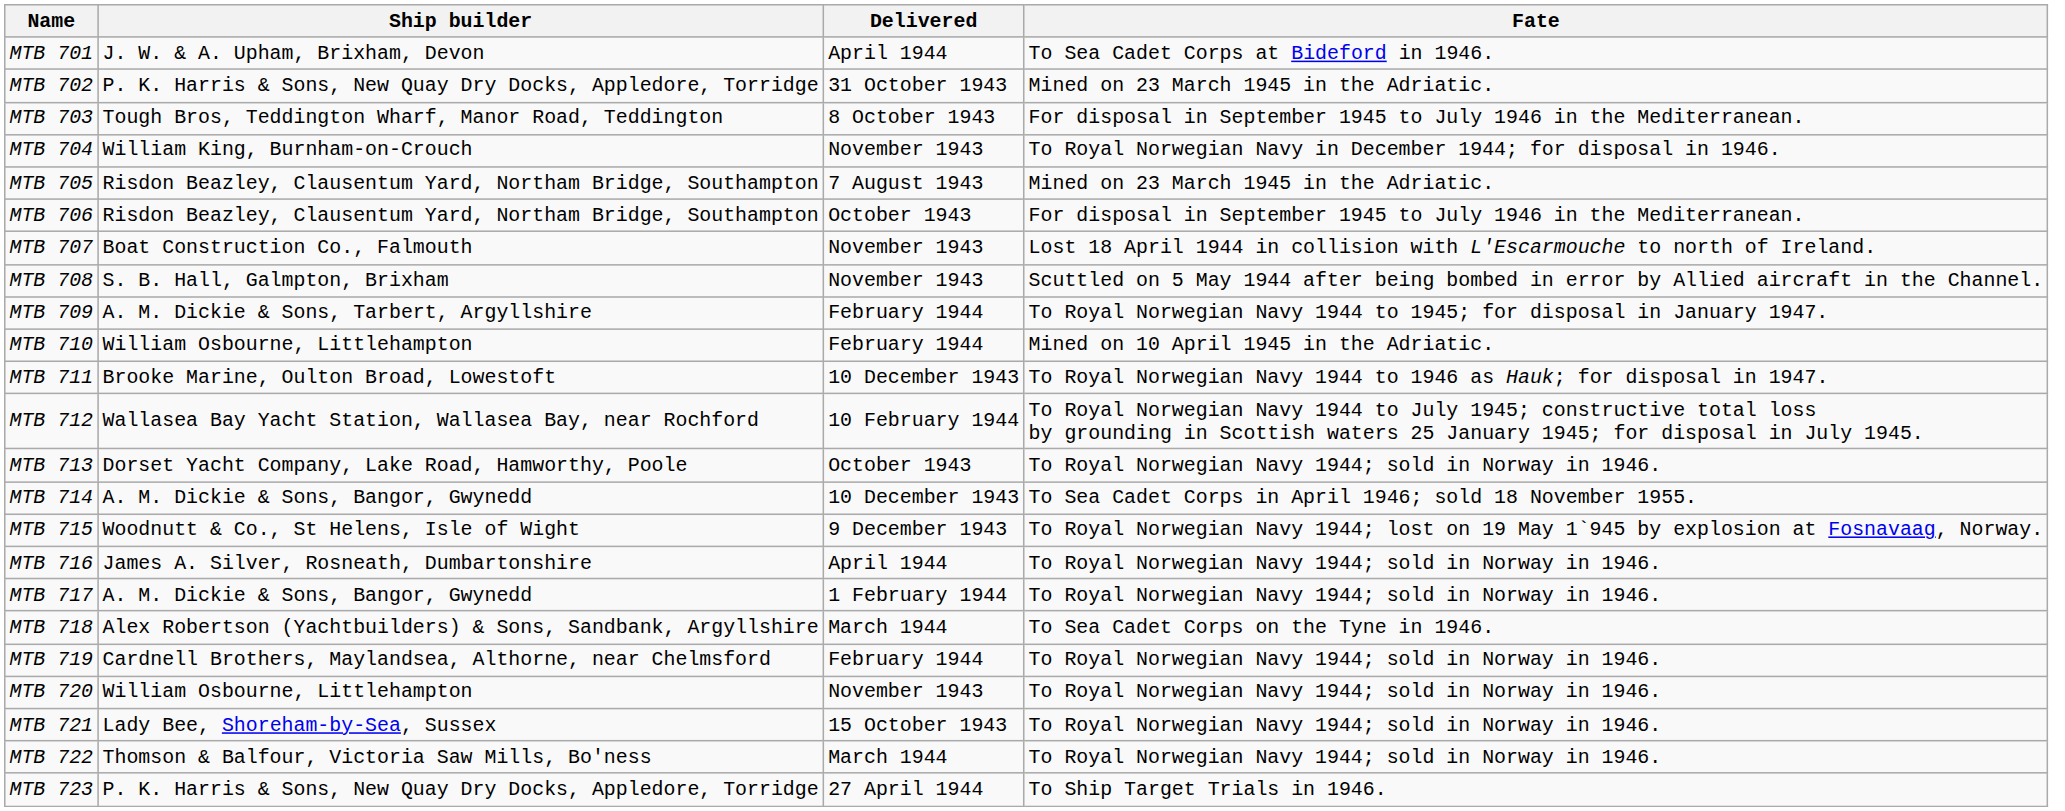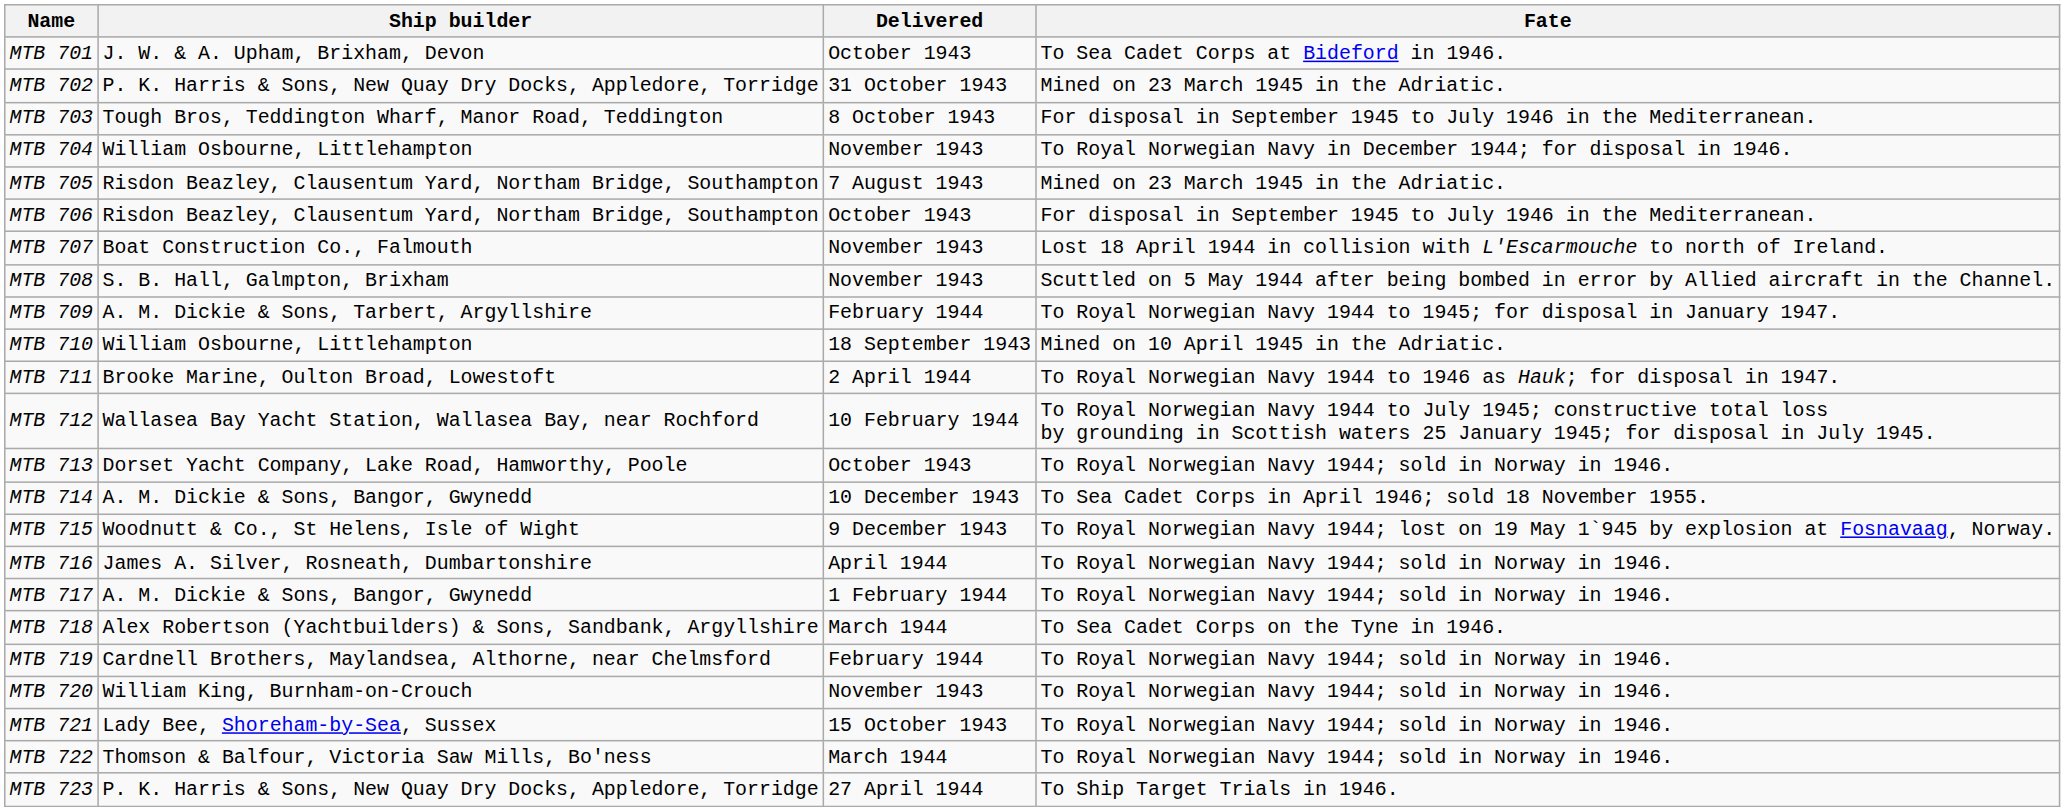(888, 53) April 1944 -> (900, 53) October 1943
(288, 151) William King, Burnham-on-Crouch -> (288, 151) William Osbourne, Littlehampton
(906, 345) February 1944 -> (930, 345) 18 September 1943
(924, 378) 10 December 1943 -> (900, 378) 2 April 1944
(288, 692) William Osbourne, Littlehampton -> (288, 692) William King, Burnham-on-Crouch
